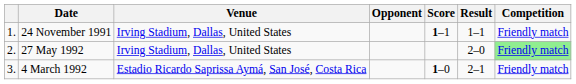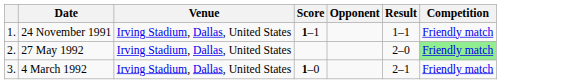columns swapped: (397, 13) <-> (441, 13)
(242, 69) Estadio Ricardo Saprissa Aymá, San José, Costa Rica -> (204, 69) Irving Stadium, Dallas, United States
